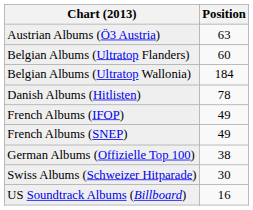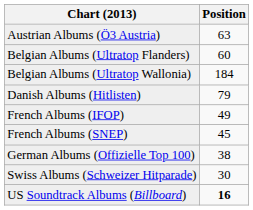(224, 94) 78 -> (224, 94) 79
(224, 134) 49 -> (224, 134) 45
(224, 194) normal -> (224, 194) bold
